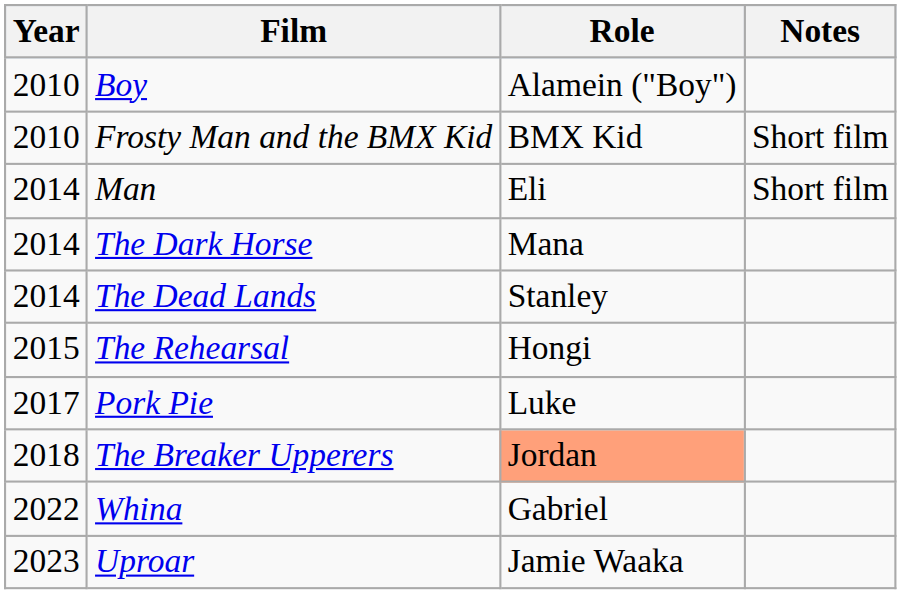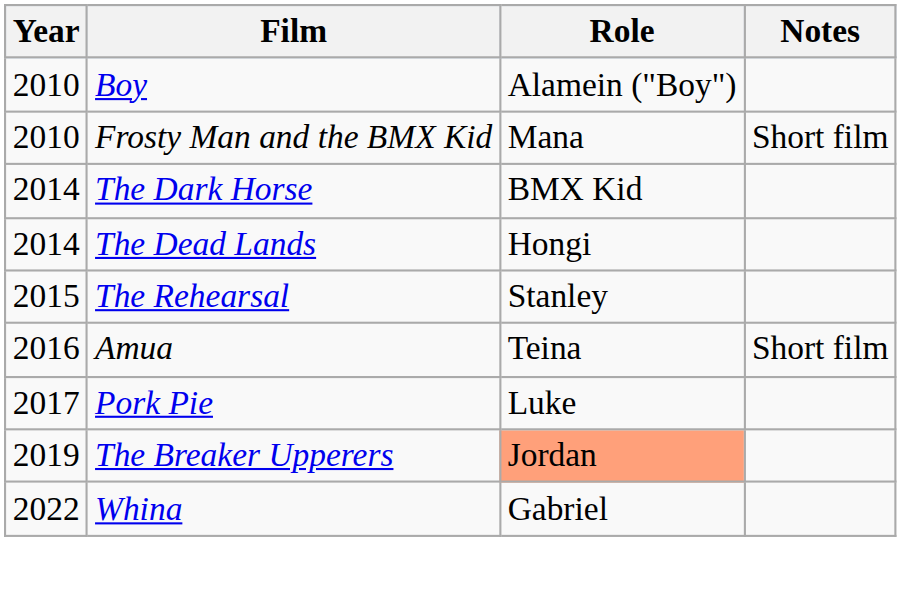(575, 137) BMX Kid -> (546, 137) Mana
- row: (126, 190)
(546, 243) Mana -> (575, 190) BMX Kid
(558, 296) Stanley -> (549, 243) Hongi
(549, 349) Hongi -> (558, 296) Stanley
+ row: (134, 349)
(46, 455) 2018 -> (46, 455) 2019
- row: (145, 561)
